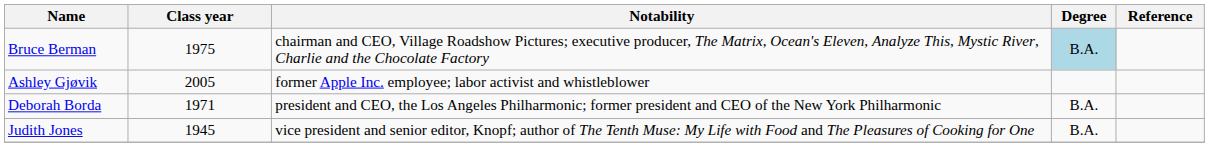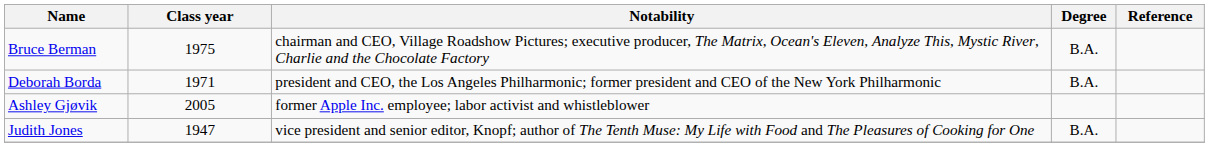(1084, 49) lightblue background -> (1084, 49) no background
rows swapped: (55, 105) <-> (53, 81)
(200, 130) 1945 -> (200, 130) 1947
